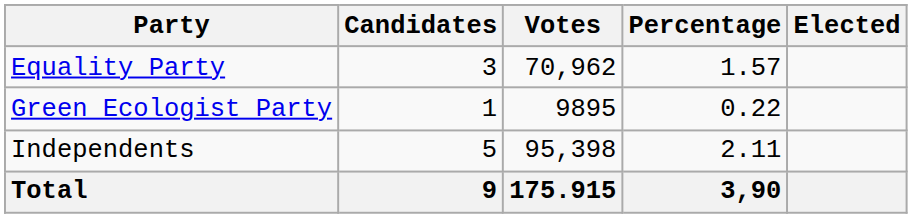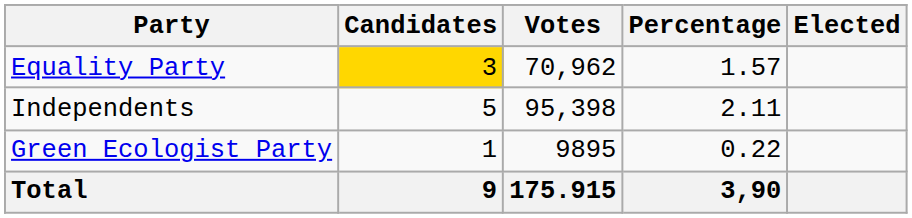(490, 67) no background -> (490, 67) gold background
rows swapped: (172, 109) <-> (103, 150)
